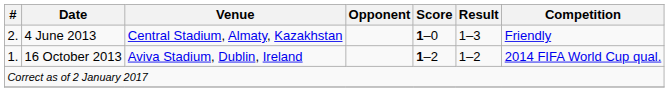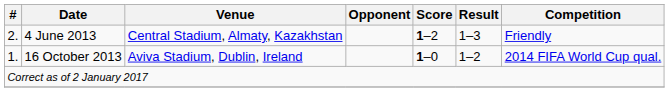(427, 36) 1–0 -> (427, 36) 1–2
(427, 56) 1–2 -> (427, 56) 1–0
